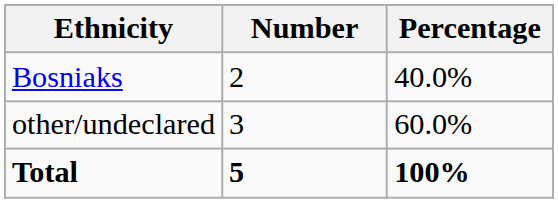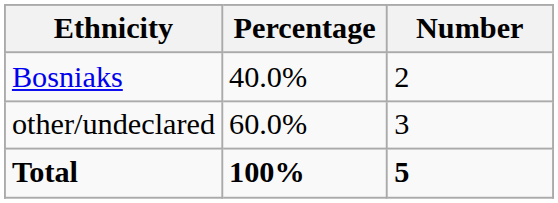columns swapped: (305, 28) <-> (470, 28)
